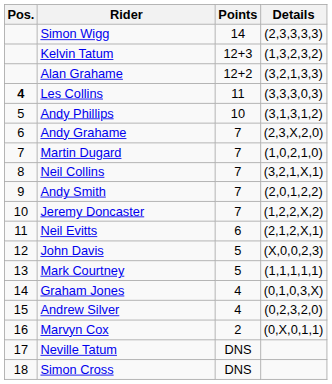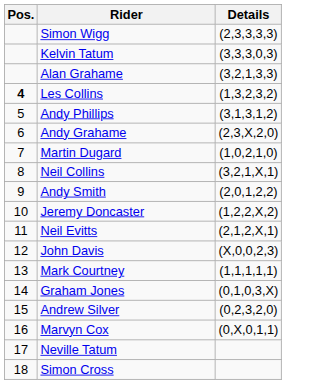- column: (238, 14)
(294, 54) (1,3,2,3,2) -> (248, 54) (3,3,3,0,3)
(294, 93) (3,3,3,0,3) -> (248, 93) (1,3,2,3,2)
